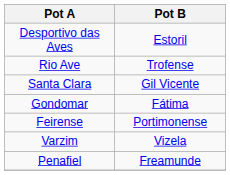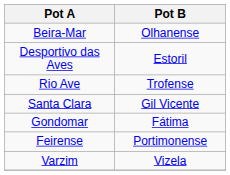+ row: (60, 33)
- row: (60, 160)
